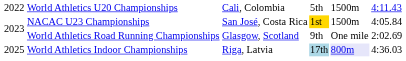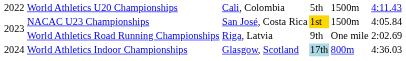(260, 36) Glasgow, Scotland -> (247, 36) Riga, Latvia
(14, 50) 2025 -> (14, 50) 2024
(247, 50) Riga, Latvia -> (260, 50) Glasgow, Scotland
(342, 50) lavender background -> (342, 50) no background
